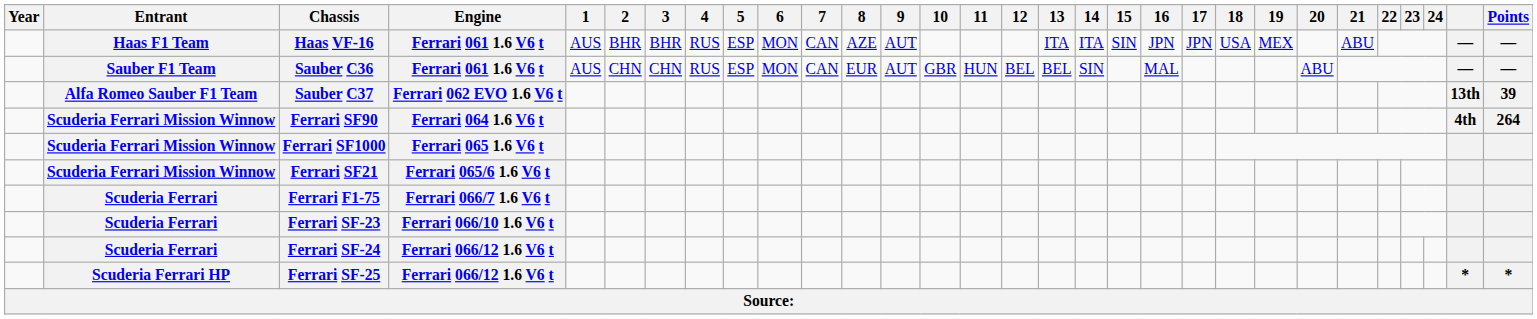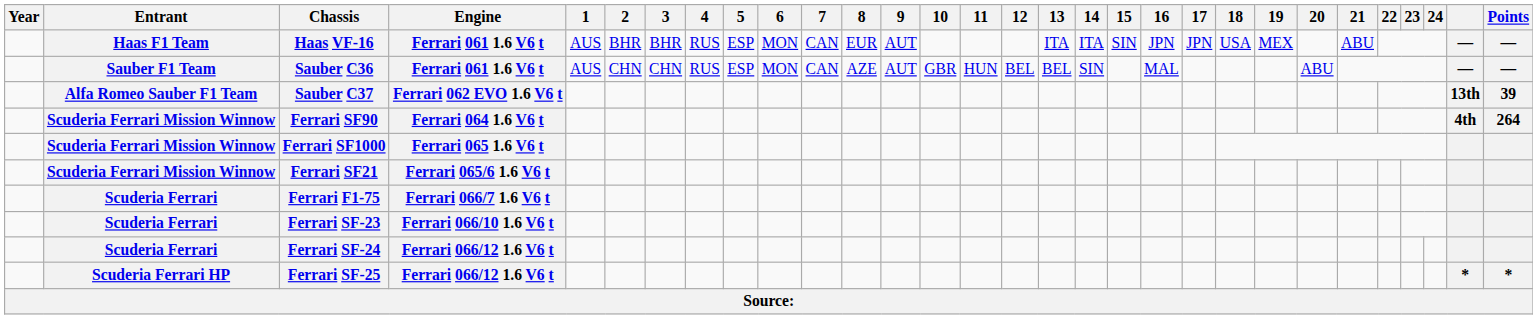(862, 42) AZE -> (862, 42) EUR
(862, 68) EUR -> (862, 68) AZE
